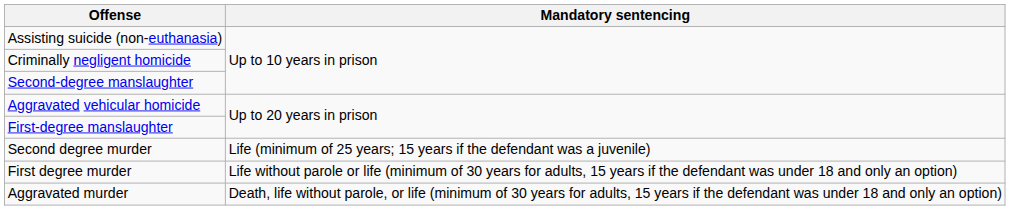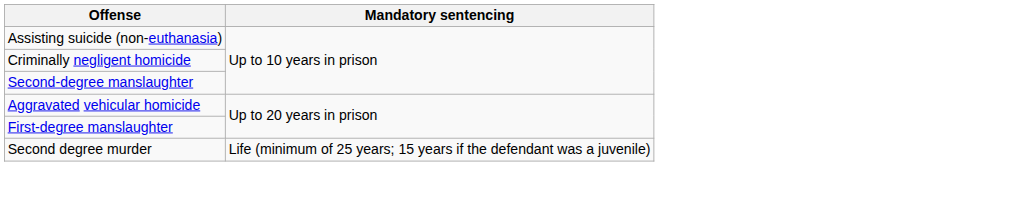- row: (70, 171)
- row: (68, 194)
